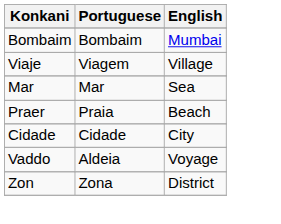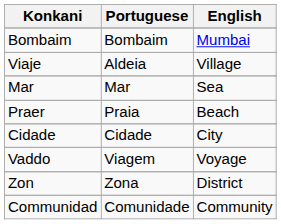(104, 64) Viagem -> (125, 64) Aldeia
(99, 159) Aldeia -> (130, 159) Viagem
+ row: (53, 207)
